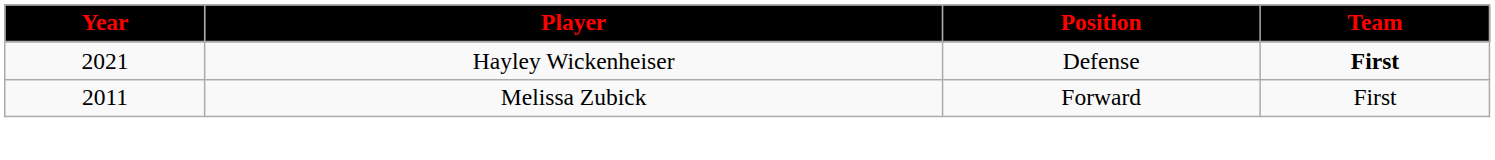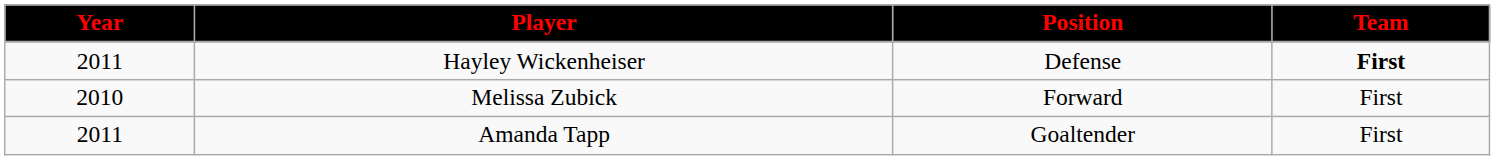(105, 60) 2021 -> (100, 60) 2011
(105, 97) 2011 -> (100, 97) 2010
+ row: (544, 135)
